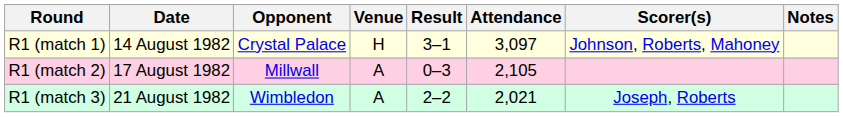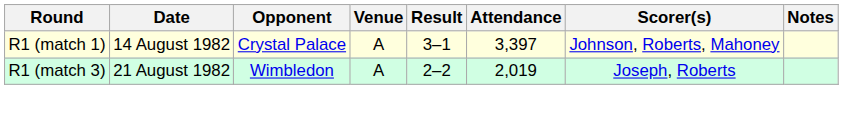(379, 44) H -> (379, 44) A
(516, 44) 3,097 -> (516, 44) 3,397
- row: (57, 71)
(516, 97) 2,021 -> (516, 71) 2,019
